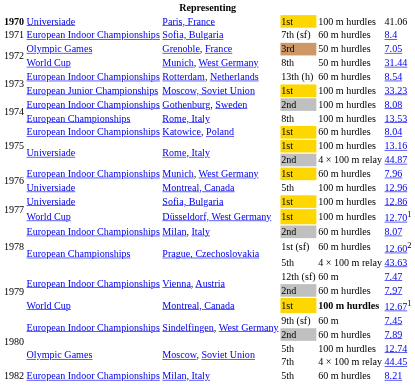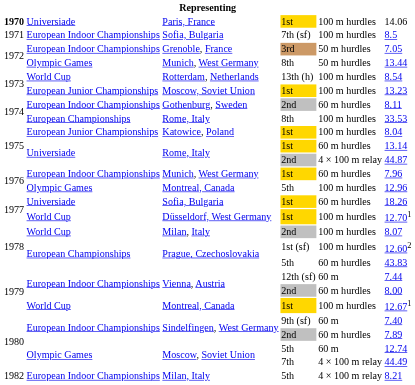(396, 21) 41.06 -> (396, 21) 14.06
(344, 35) 60 m hurdles -> (347, 35) 100 m hurdles
(391, 35) 8.4 -> (391, 35) 8.5
(59, 49) Olympic Games -> (93, 49) European Indoor Championships
(49, 63) World Cup -> (59, 63) Olympic Games
(396, 63) 31.44 -> (396, 63) 13.44
(93, 77) European Indoor Championships -> (49, 77) World Cup
(344, 77) 60 m hurdles -> (347, 77) 100 m hurdles
(396, 90) 33.23 -> (396, 90) 13.23
(347, 104) 100 m hurdles -> (344, 104) 60 m hurdles
(393, 104) 8.08 -> (393, 104) 8.11
(396, 118) 13.53 -> (396, 118) 33.53
(93, 132) European Indoor Championships -> (92, 132) European Junior Championships
(344, 132) 60 m hurdles -> (347, 132) 100 m hurdles
(347, 146) 100 m hurdles -> (344, 146) 60 m hurdles
(396, 146) 13.16 -> (396, 146) 13.14
(51, 187) Universiade -> (59, 187) Olympic Games
(347, 201) 100 m hurdles -> (344, 201) 60 m hurdles
(396, 201) 12.86 -> (396, 201) 18.26
(93, 232) European Indoor Championships -> (49, 232) World Cup
(344, 232) 60 m hurdles -> (347, 232) 100 m hurdles
(344, 247) 60 m hurdles -> (347, 247) 100 m hurdles
(350, 262) 4 × 100 m relay -> (344, 262) 60 m hurdles
(396, 262) 43.63 -> (396, 262) 43.83
(393, 276) 7.47 -> (393, 276) 7.44
(393, 290) 7.97 -> (393, 290) 8.00
(349, 305) bold -> (347, 305) normal
(393, 320) 7.45 -> (393, 320) 7.40
(347, 348) 100 m hurdles -> (328, 348) 60 m
(396, 362) 44.45 -> (396, 362) 44.49
(344, 376) 60 m hurdles -> (350, 376) 4 × 100 m relay
